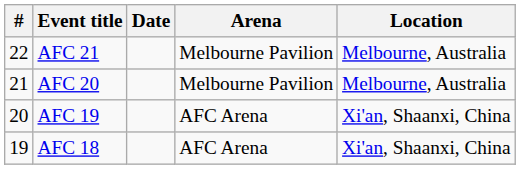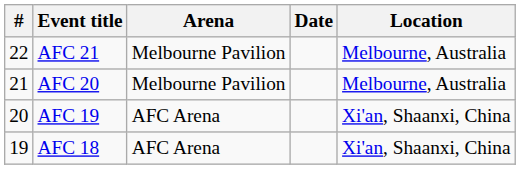columns swapped: (151, 20) <-> (256, 20)
